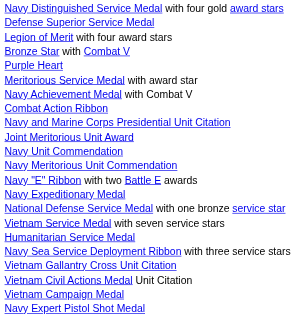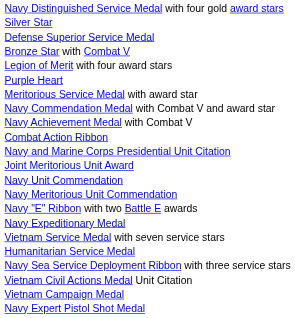+ row: (29, 23)
rows swapped: (88, 37) <-> (67, 51)
+ row: (140, 109)
- row: (145, 209)
- row: (91, 266)
